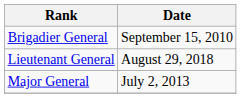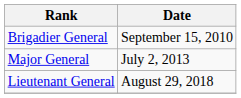rows swapped: (48, 81) <-> (61, 59)
